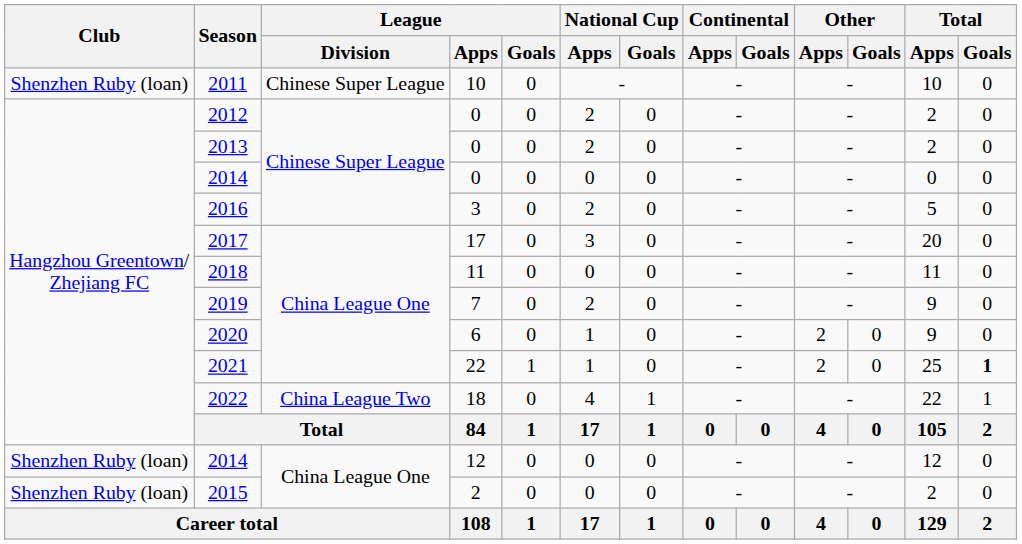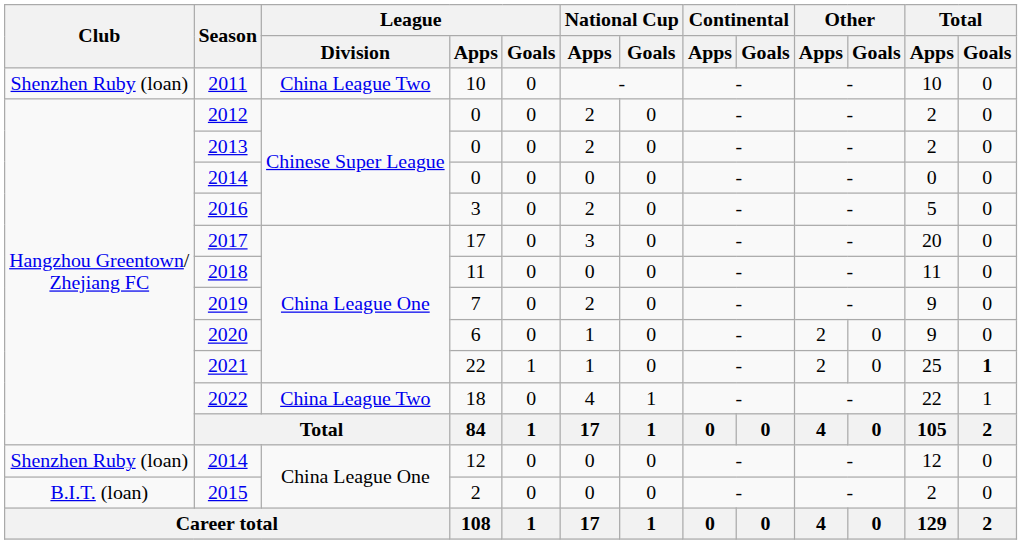(355, 83) Chinese Super League -> (355, 83) China League Two
(99, 492) Shenzhen Ruby (loan) -> (99, 492) B.I.T. (loan)
